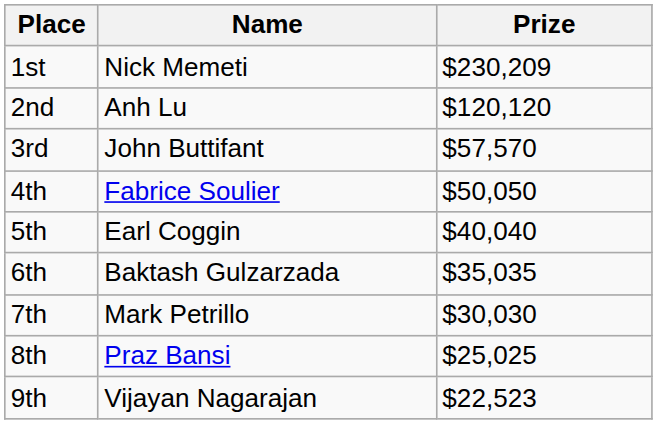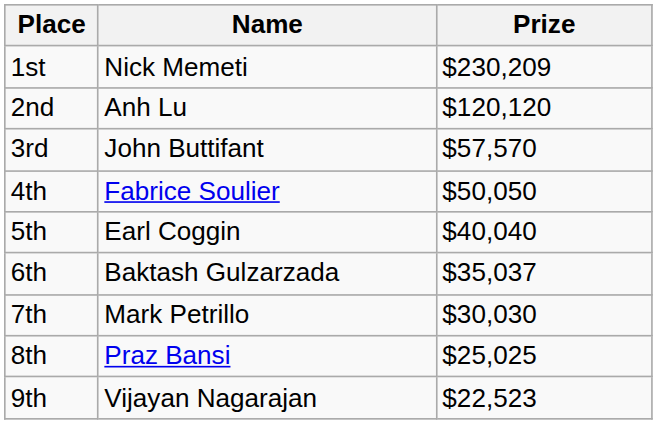(490, 273) $35,035 -> (490, 273) $35,037
